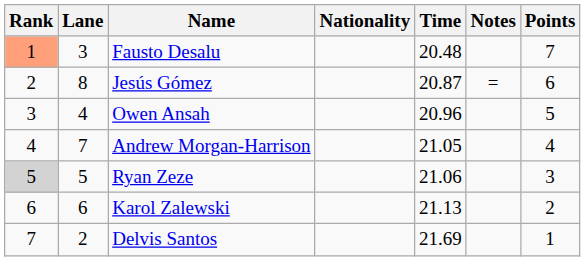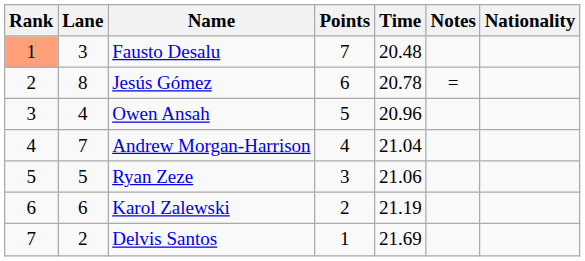columns swapped: (365, 20) <-> (550, 20)
(440, 83) 20.87 -> (400, 83) 20.78
(440, 145) 21.05 -> (400, 145) 21.04
(31, 176) lightgrey background -> (31, 176) no background
(440, 208) 21.13 -> (400, 208) 21.19
